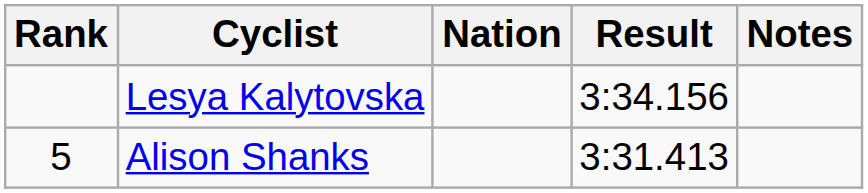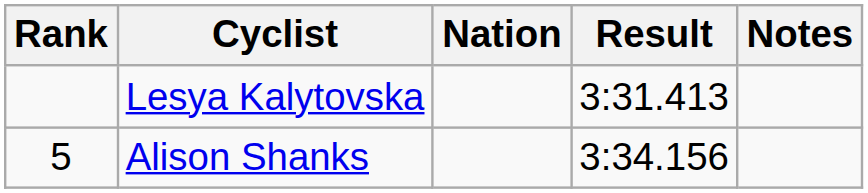(654, 95) 3:34.156 -> (654, 95) 3:31.413
(654, 156) 3:31.413 -> (654, 156) 3:34.156
